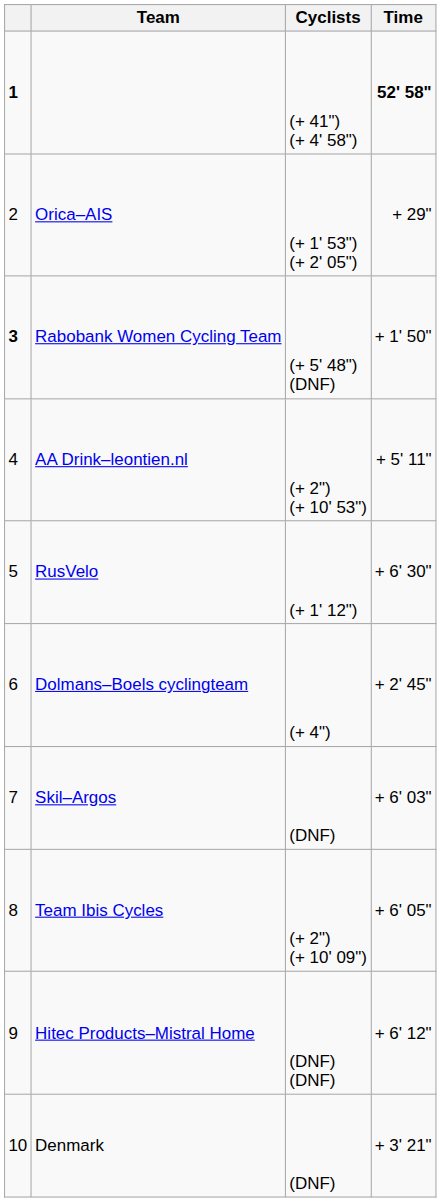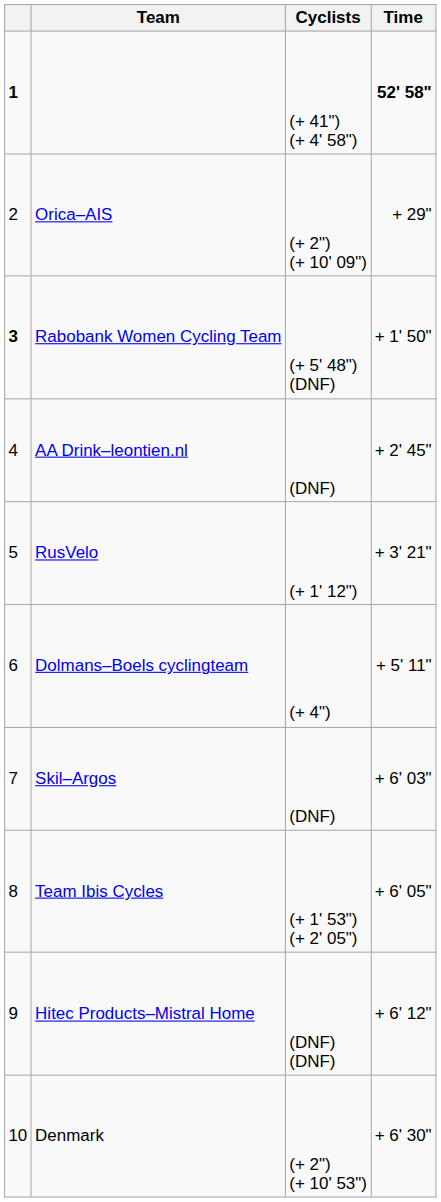(323, 253) (+ 1' 53") (+ 2' 05") -> (328, 253) (+ 2") (+ 10' 09")
(328, 497) (+ 2") (+ 10' 53") -> (312, 488) (DNF)
(404, 459) + 5' 11" -> (403, 449) + 2' 45"
(403, 572) + 6' 30" -> (403, 553) + 3' 21"
(403, 684) + 2' 45" -> (404, 665) + 5' 11"
(328, 948) (+ 2") (+ 10' 09") -> (323, 929) (+ 1' 53") (+ 2' 05")
(312, 1183) (DNF) -> (328, 1174) (+ 2") (+ 10' 53")
(403, 1145) + 3' 21" -> (403, 1135) + 6' 30"
